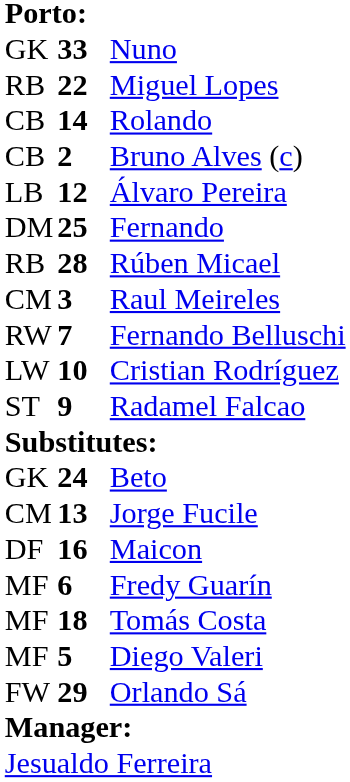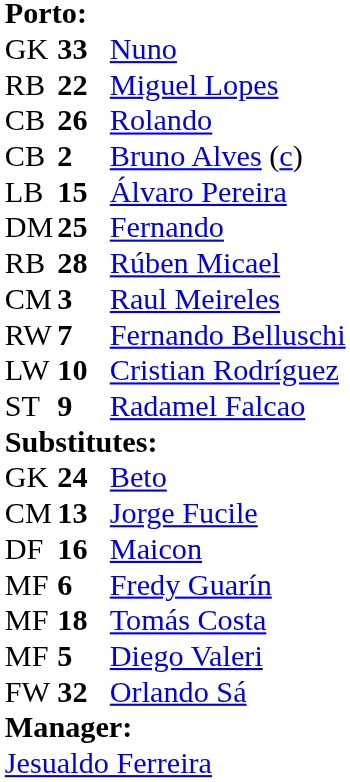(72, 120) 14 -> (72, 120) 26
(72, 191) 12 -> (72, 191) 15
(72, 691) 29 -> (72, 691) 32
